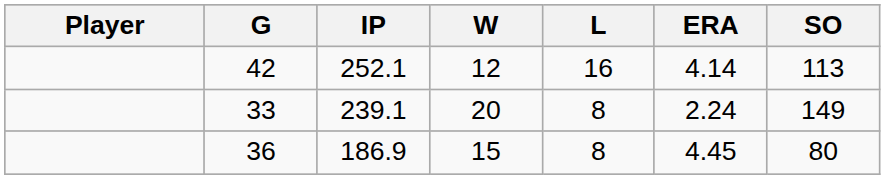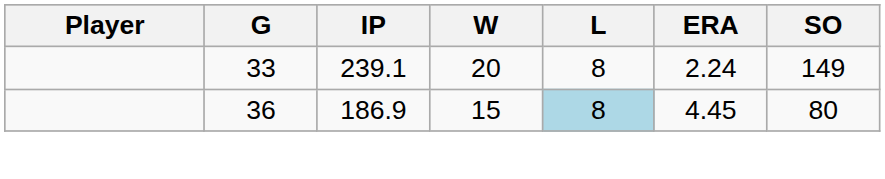- row: (261, 67)
(598, 151) no background -> (598, 109) lightblue background
